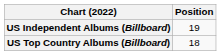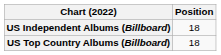(194, 27) 19 -> (194, 27) 18
